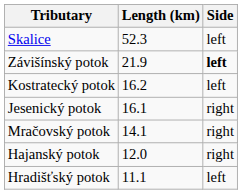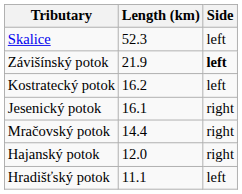(134, 131) 14.1 -> (134, 131) 14.4
